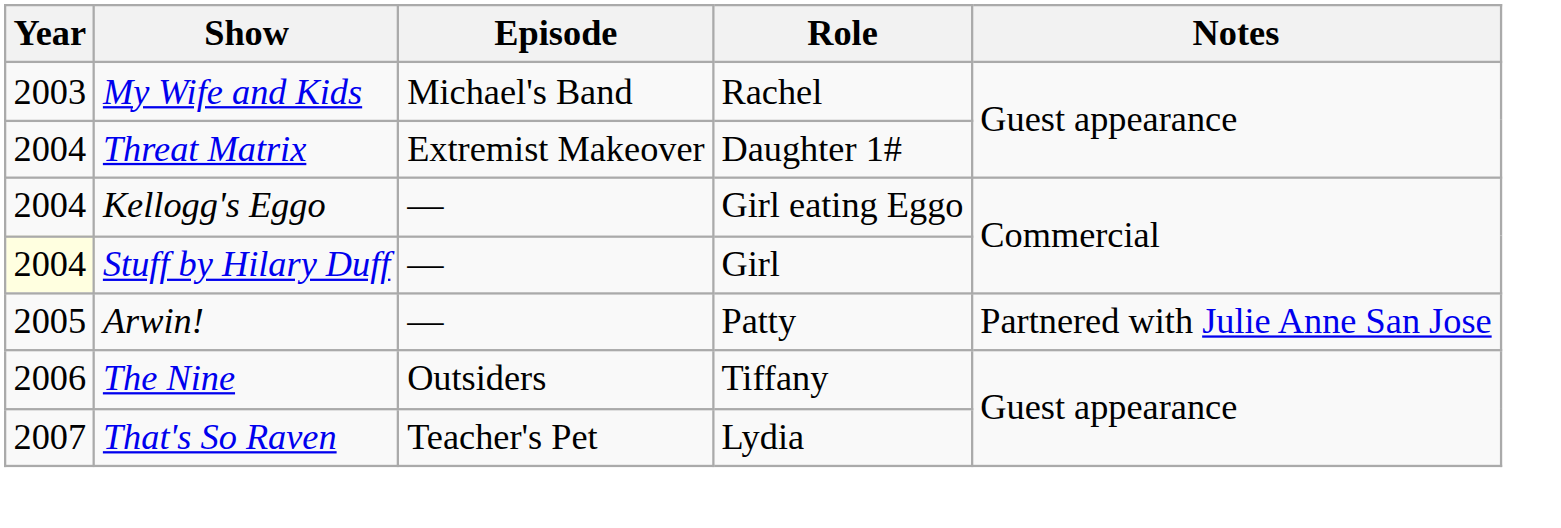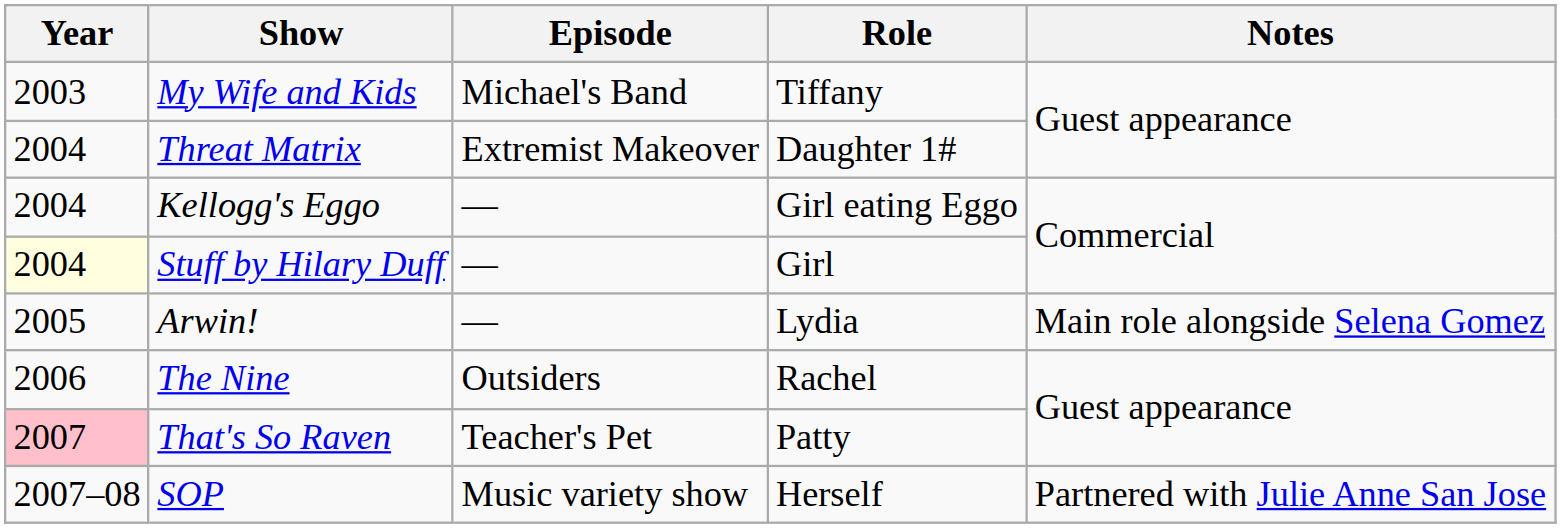(772, 90) Rachel -> (829, 90) Tiffany
(759, 321) Patty -> (817, 321) Lydia
(1236, 321) Partnered with Julie Anne San Jose -> (1290, 321) Main role alongside Selena Gomez
(775, 378) Tiffany -> (826, 378) Rachel
(50, 436) no background -> (50, 436) pink background
(763, 436) Lydia -> (813, 436) Patty
+ row: (191, 494)
